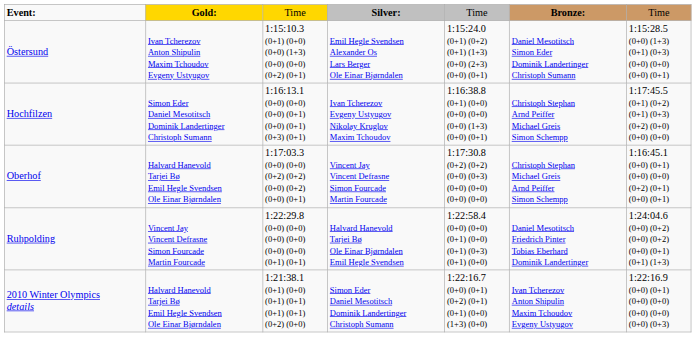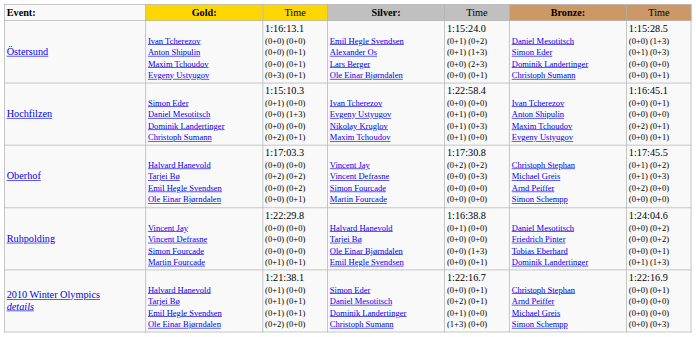(285, 51) 1:15:10.3 (0+1) (0+0) (0+0) (1+3) (0+0) (0+0) (0+2) (0+1) -> (285, 51) 1:16:13.1 (0+0) (0+0) (0+0) (0+1) (0+0) (0+1) (0+3) (0+1)
(285, 114) 1:16:13.1 (0+0) (0+0) (0+0) (0+1) (0+0) (0+1) (0+3) (0+1) -> (285, 114) 1:15:10.3 (0+1) (0+0) (0+0) (1+3) (0+0) (0+0) (0+2) (0+1)
(467, 114) 1:16:38.8 (0+1) (0+0) (0+0) (0+0) (0+0) (1+3) (0+0) (0+1) -> (467, 114) 1:22:58.4 (0+0) (0+0) (0+1) (0+0) (0+1) (0+3) (0+1) (0+0)
(543, 120) Christoph Stephan Arnd Peiffer Michael Greis Simon Schempp -> (542, 120) Ivan Tcherezov Anton Shipulin Maxim Tchoudov Evgeny Ustyugov
(649, 114) 1:17:45.5 (0+1) (0+2) (0+1) (0+3) (0+2) (0+0) (0+0) (0+0) -> (649, 114) 1:16:45.1 (0+0) (0+1) (0+0) (0+0) (0+2) (0+1) (0+0) (0+1)
(649, 176) 1:16:45.1 (0+0) (0+1) (0+0) (0+0) (0+2) (0+1) (0+0) (0+1) -> (649, 176) 1:17:45.5 (0+1) (0+2) (0+1) (0+3) (0+2) (0+0) (0+0) (0+0)
(467, 238) 1:22:58.4 (0+0) (0+0) (0+1) (0+0) (0+1) (0+3) (0+1) (0+0) -> (467, 238) 1:16:38.8 (0+1) (0+0) (0+0) (0+0) (0+0) (1+3) (0+0) (0+1)
(542, 307) Ivan Tcherezov Anton Shipulin Maxim Tchoudov Evgeny Ustyugov -> (543, 307) Christoph Stephan Arnd Peiffer Michael Greis Simon Schempp
